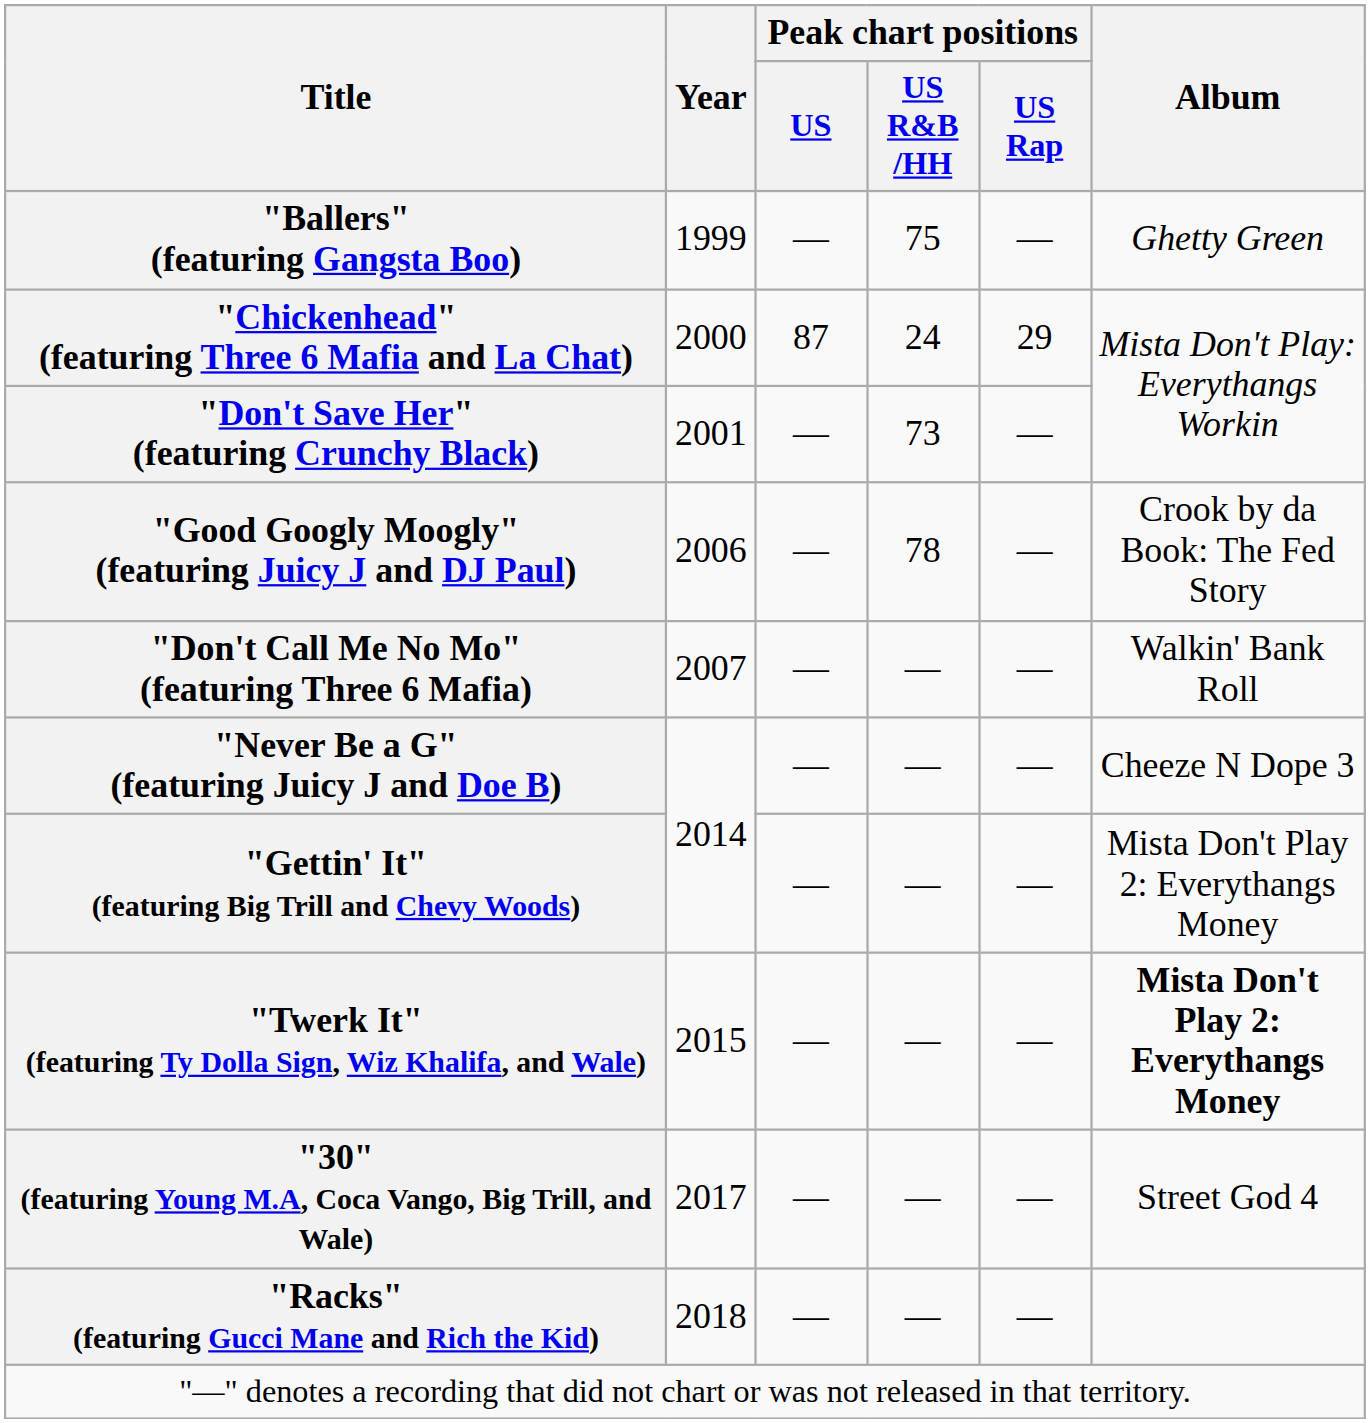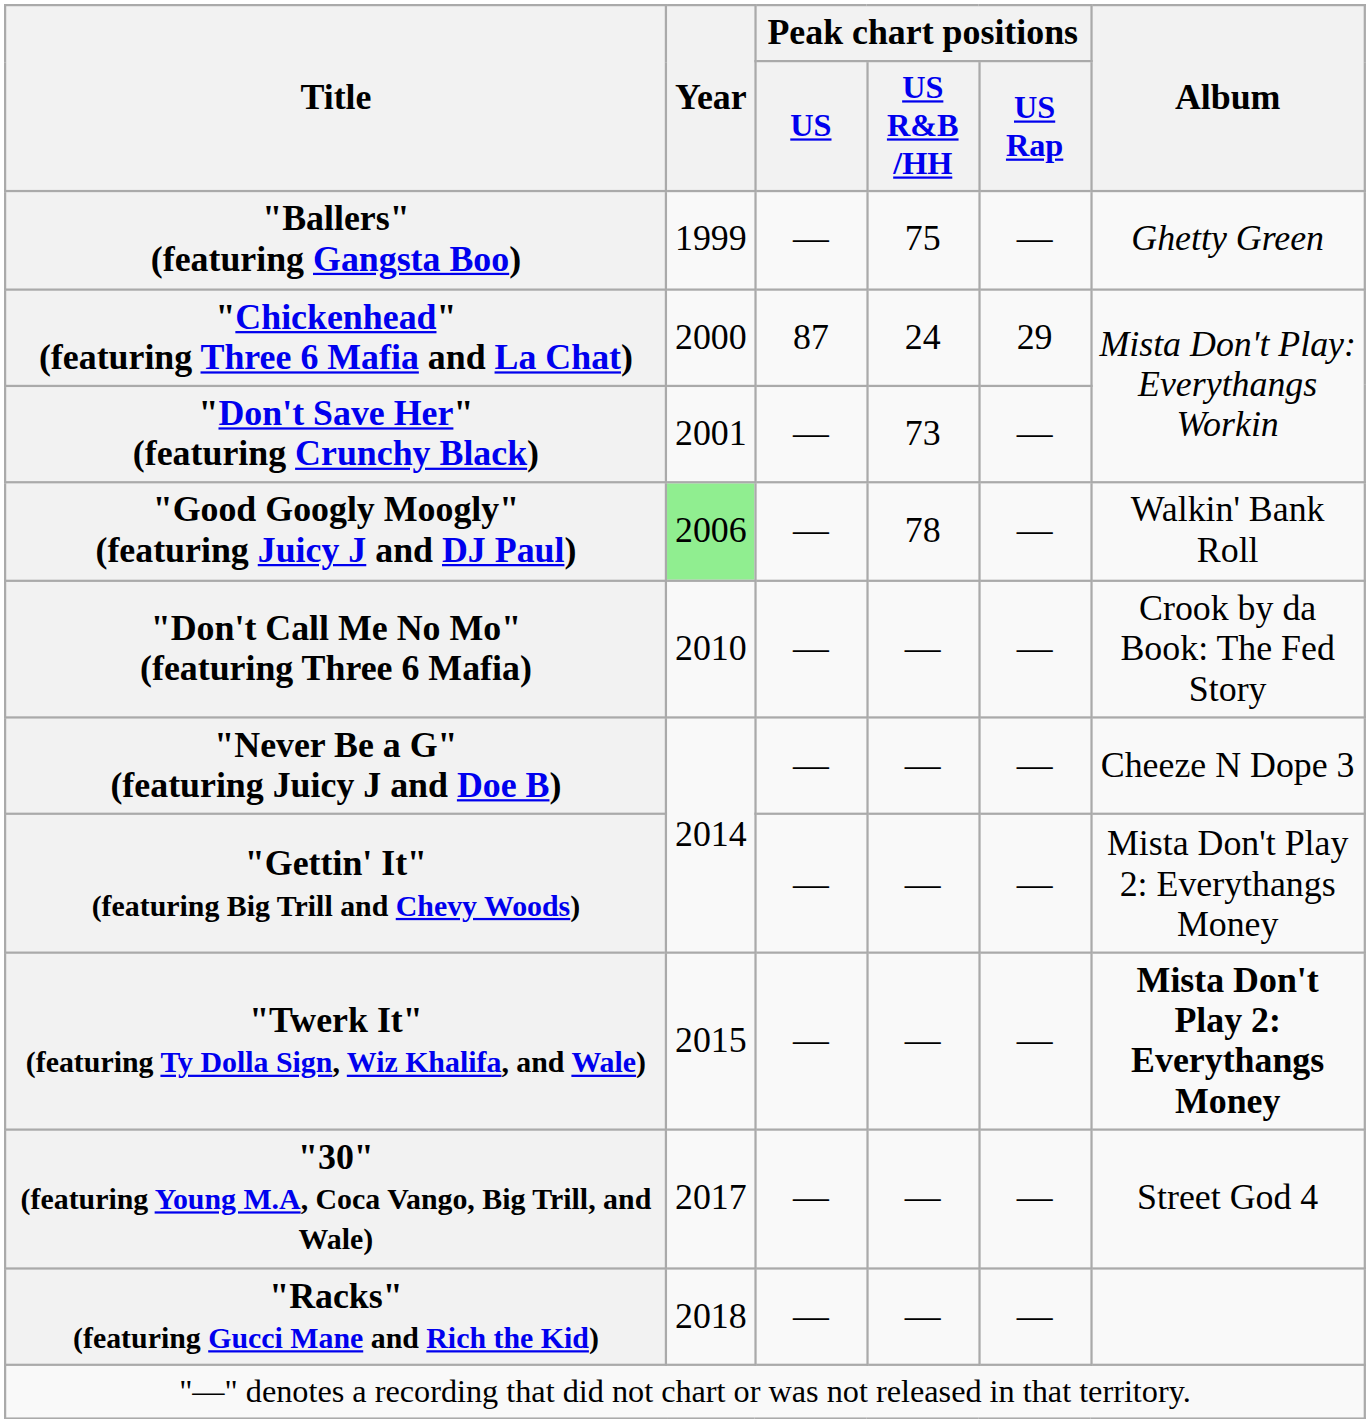(711, 550) no background -> (711, 530) lightgreen background
(1228, 550) Crook by da Book: The Fed Story -> (1228, 530) Walkin' Bank Roll
(711, 668) 2007 -> (711, 648) 2010
(1228, 668) Walkin' Bank Roll -> (1228, 648) Crook by da Book: The Fed Story
